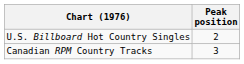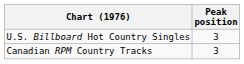(216, 37) 2 -> (216, 37) 3
